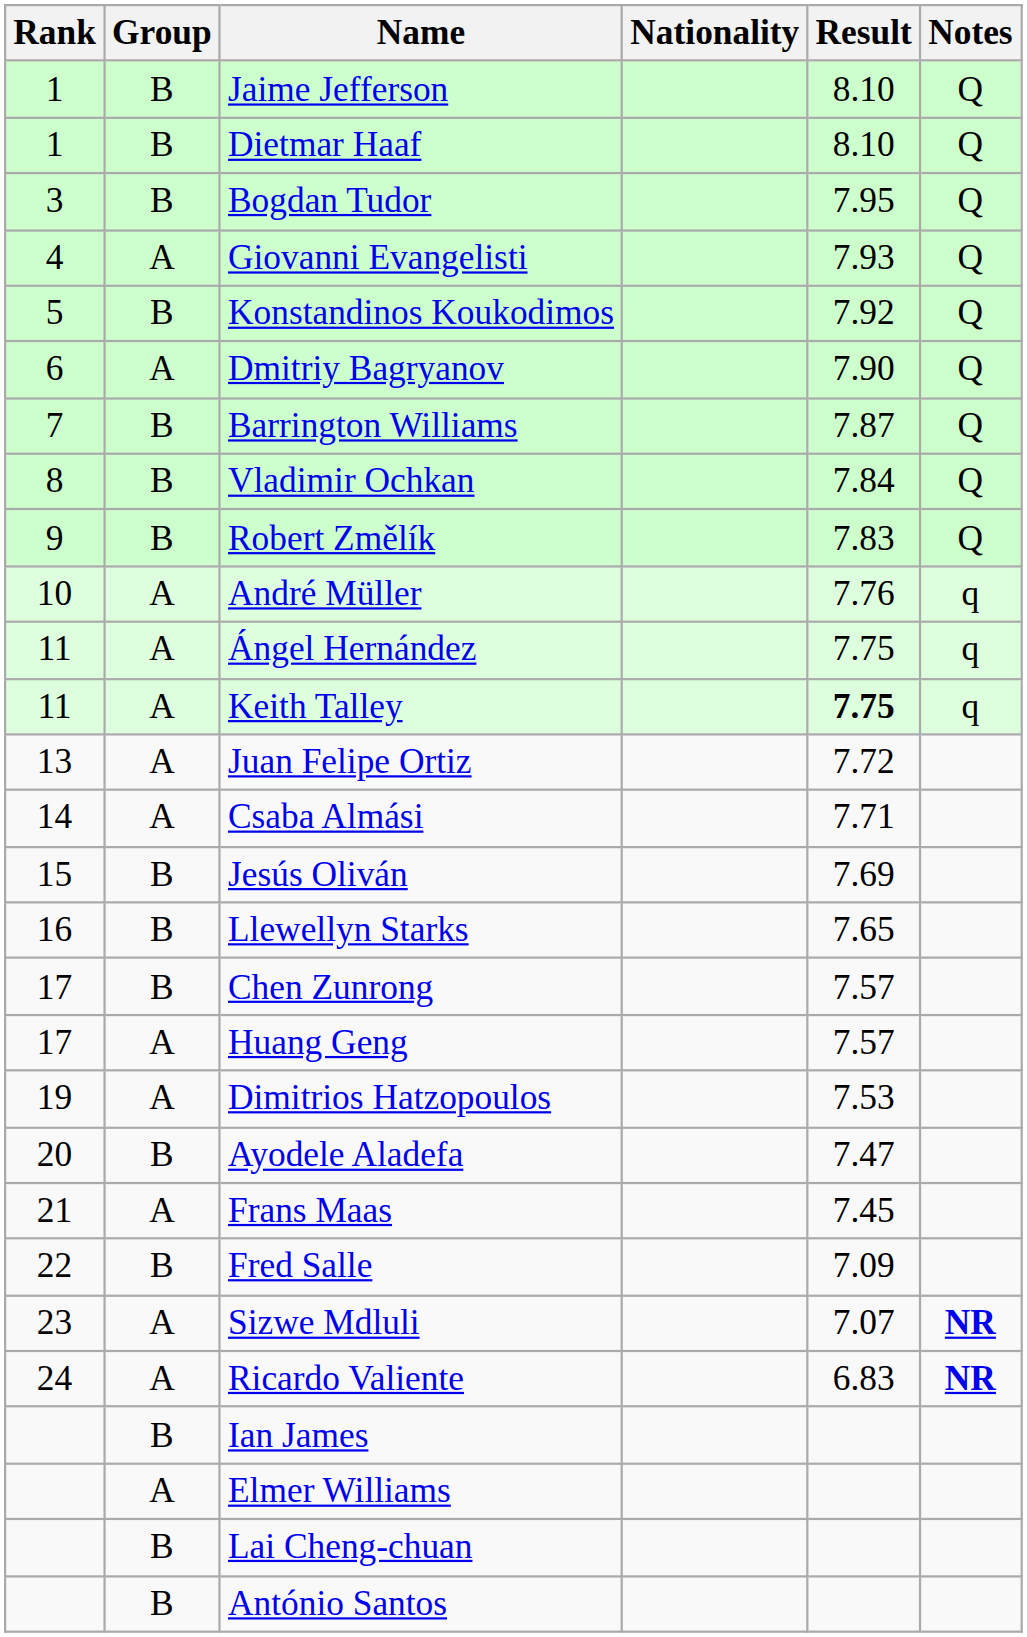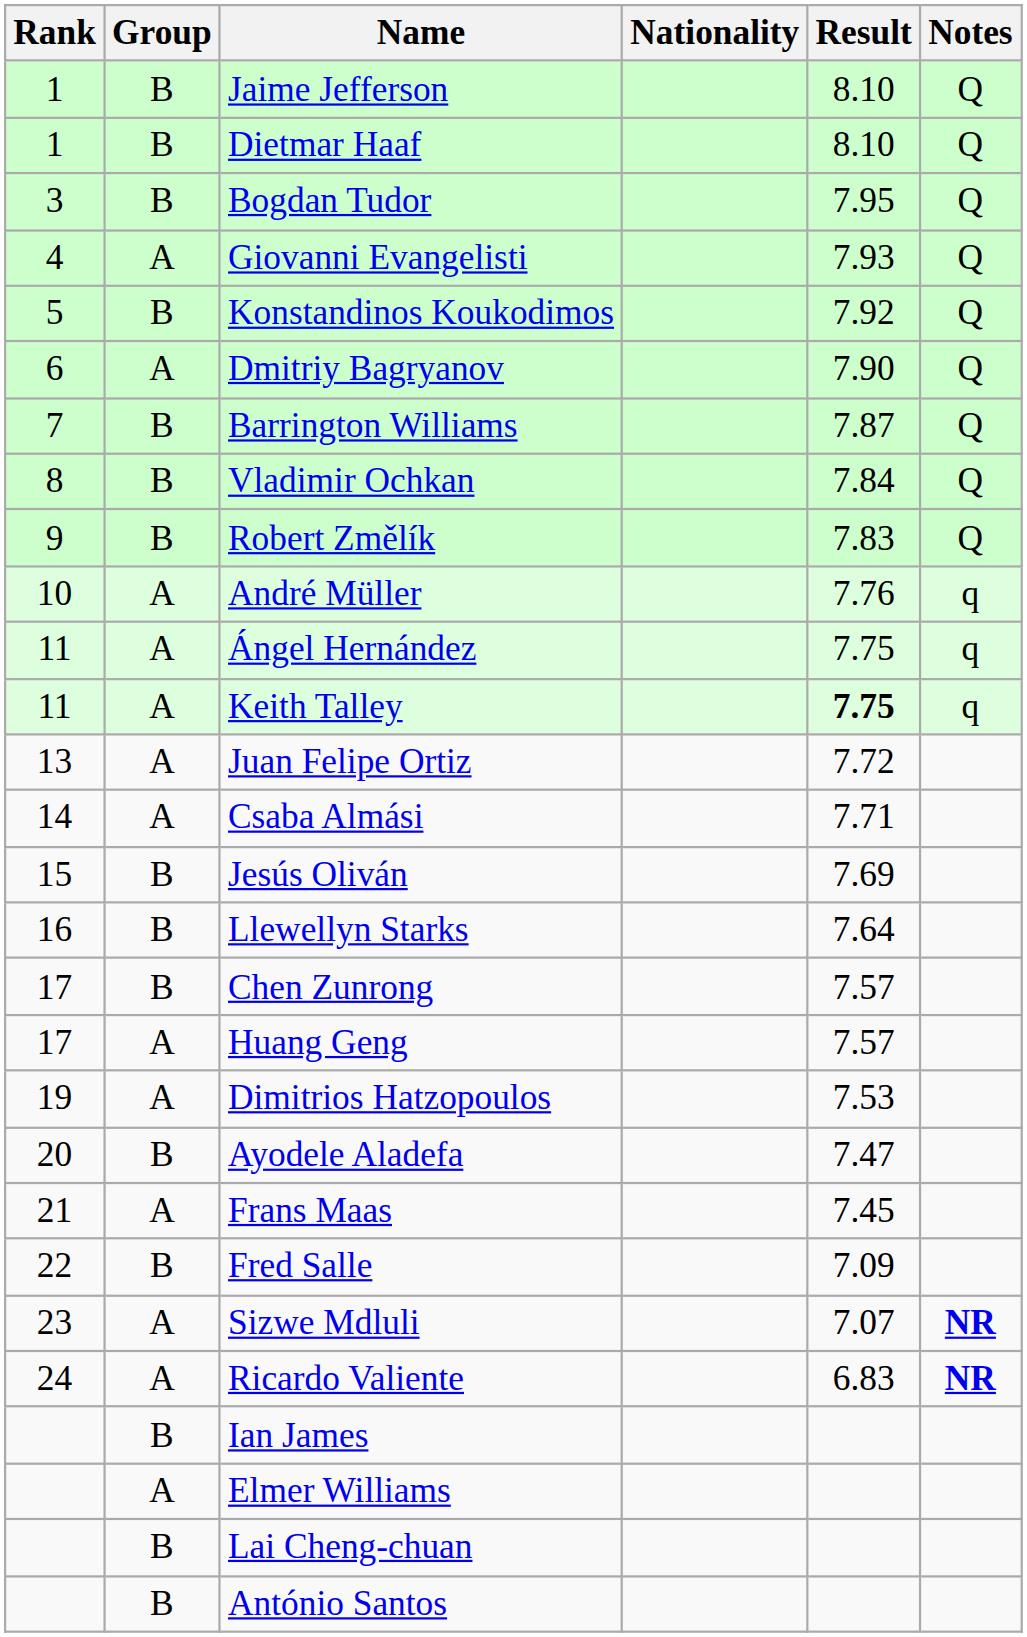(864, 929) 7.65 -> (864, 929) 7.64
